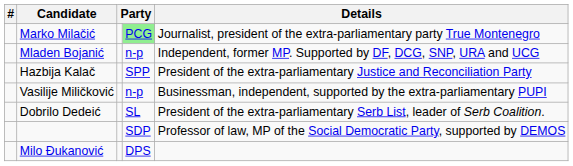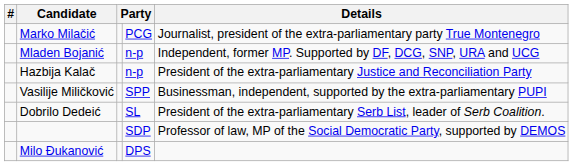(139, 33) lightgreen background -> (139, 33) no background
(138, 72) SPP -> (134, 72) n-p
(134, 92) n-p -> (138, 92) SPP
